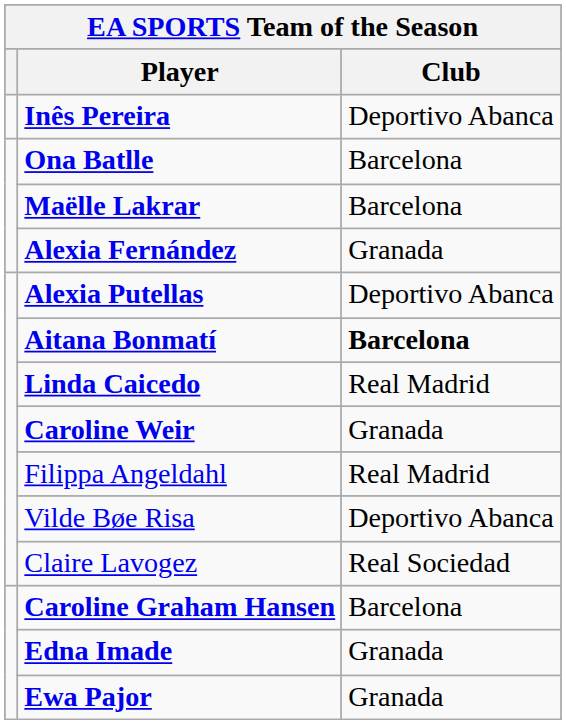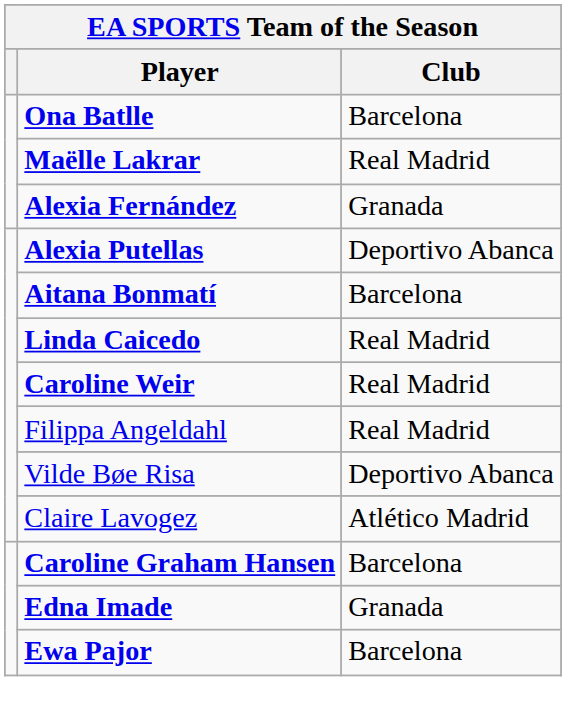- row: (97, 116)
(405, 205) Barcelona -> (419, 160) Real Madrid
(409, 339) bold -> (405, 294) normal
(396, 428) Granada -> (419, 384) Real Madrid
(429, 562) Real Sociedad -> (438, 518) Atlético Madrid
(396, 696) Granada -> (405, 652) Barcelona
